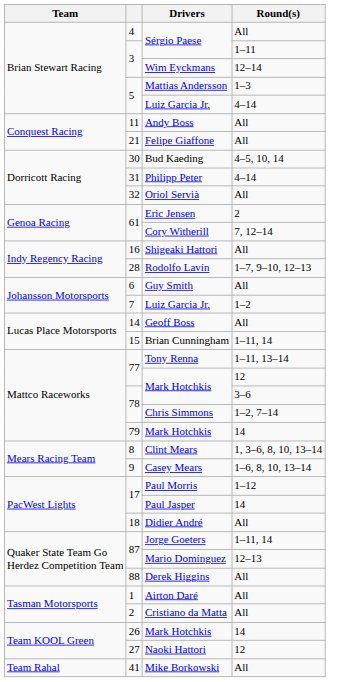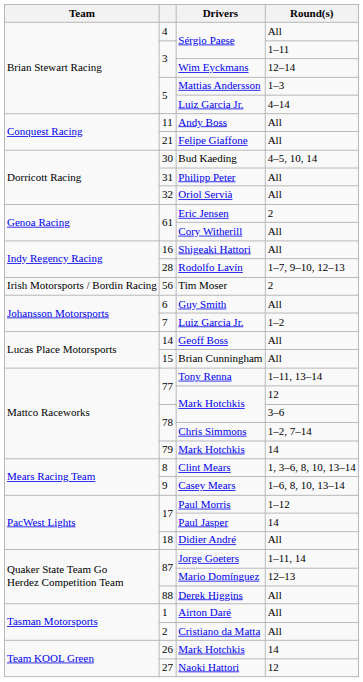(245, 176) 4–14 -> (275, 176) All
(253, 231) 7, 12–14 -> (275, 231) All
+ row: (168, 285)
(253, 340) 1–11, 14 -> (275, 358) All
- row: (134, 667)
